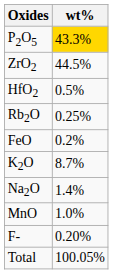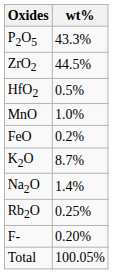(73, 39) gold background -> (73, 39) no background
rows swapped: (22, 214) <-> (24, 116)
